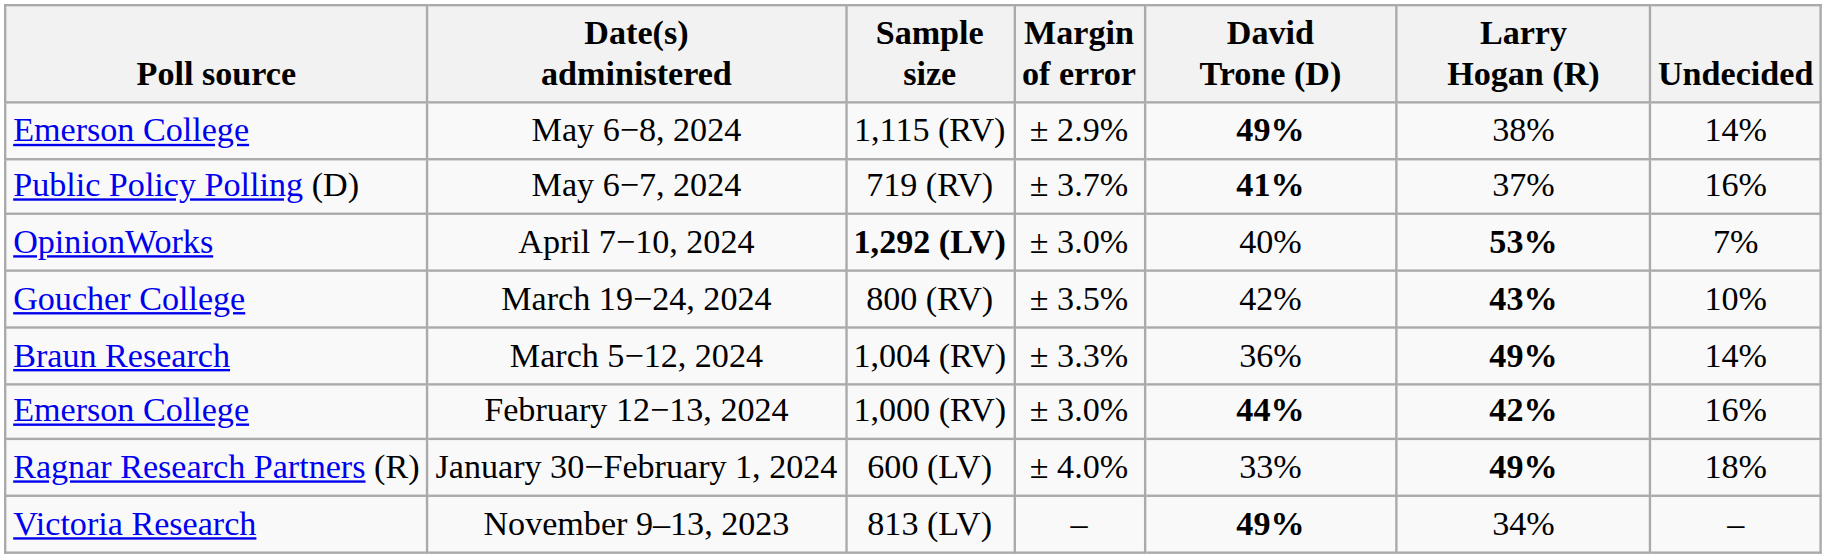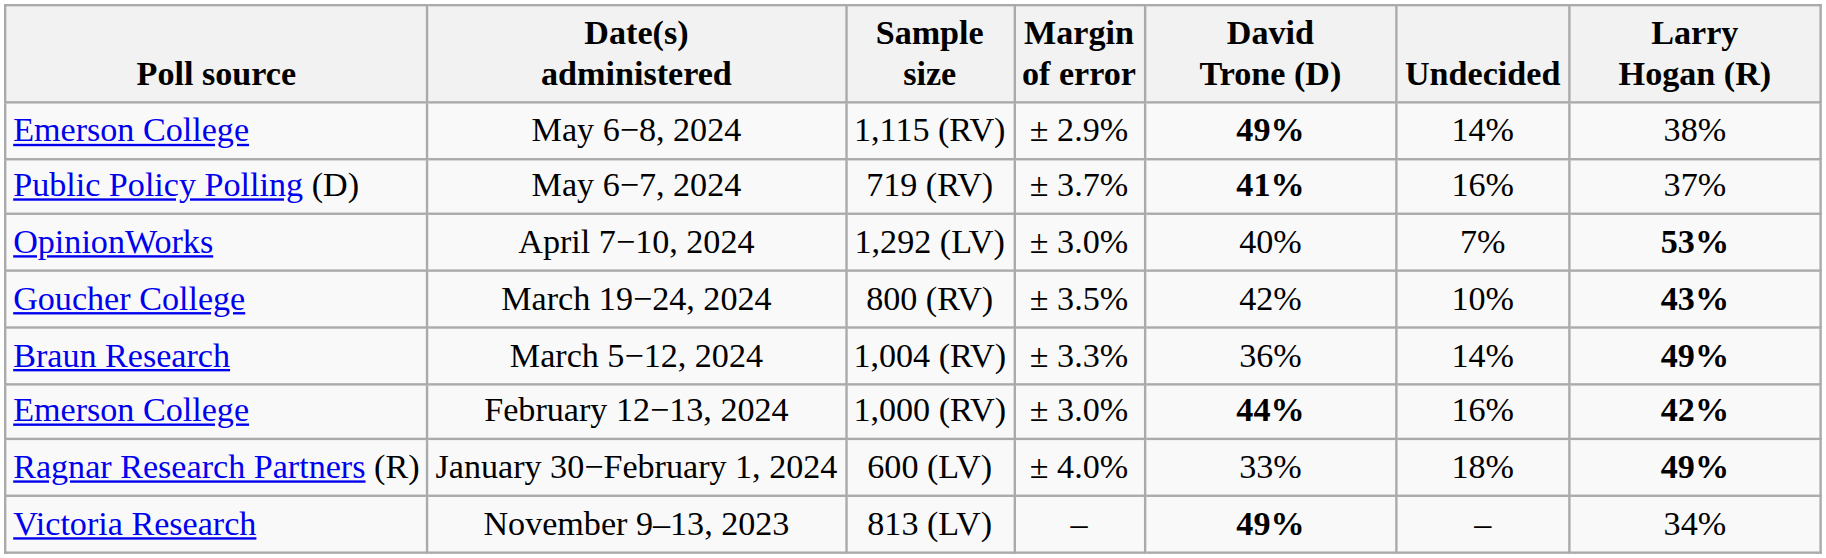columns swapped: (1523, 53) <-> (1736, 73)
(930, 242) bold -> (930, 242) normal
